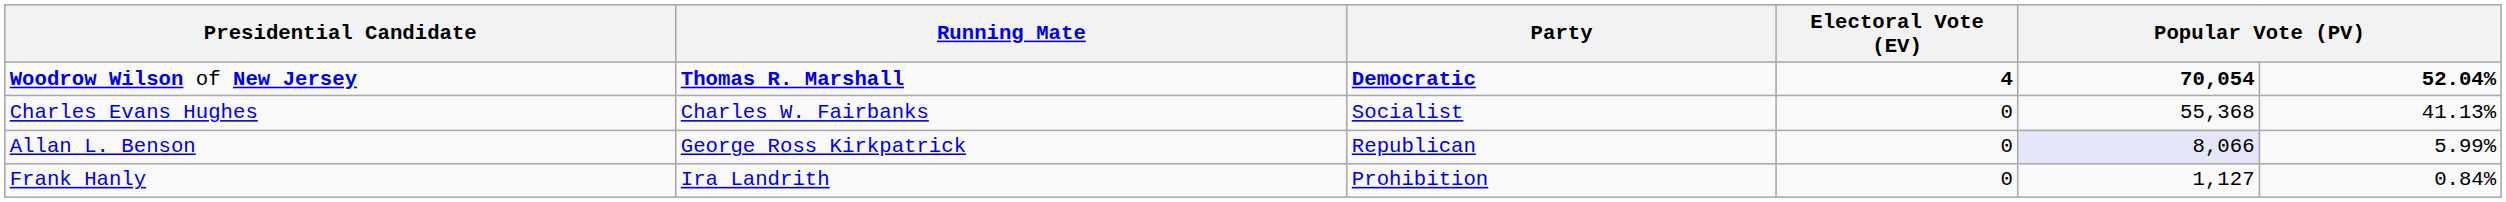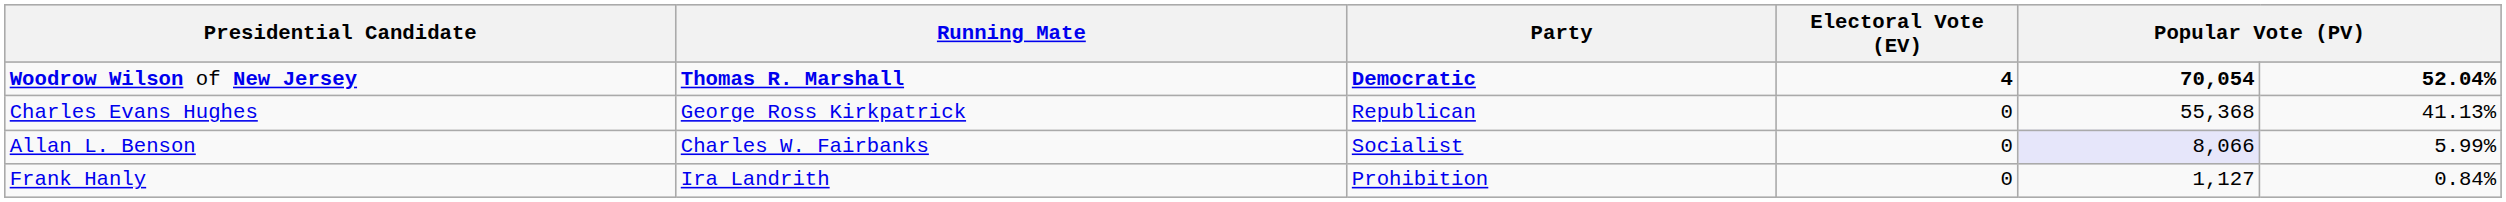(805, 113) Charles W. Fairbanks -> (823, 113) George Ross Kirkpatrick
(1408, 113) Socialist -> (1414, 113) Republican
(823, 147) George Ross Kirkpatrick -> (805, 147) Charles W. Fairbanks
(1414, 147) Republican -> (1408, 147) Socialist
